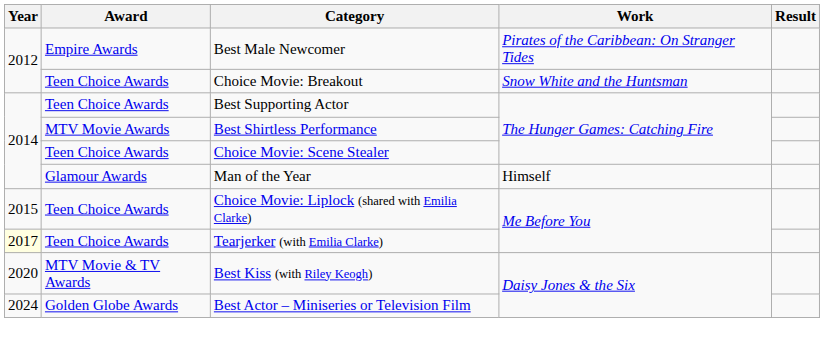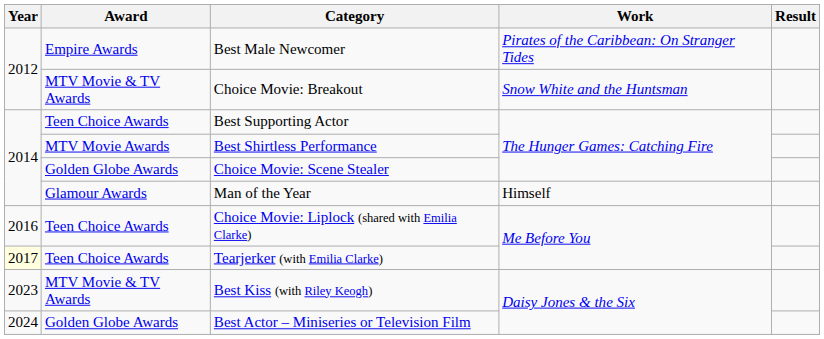(107, 81) Teen Choice Awards -> (103, 89) MTV Movie & TV Awards
(107, 152) Teen Choice Awards -> (112, 169) Golden Globe Awards
(23, 208) 2015 -> (23, 225) 2016
(23, 273) 2020 -> (23, 290) 2023
